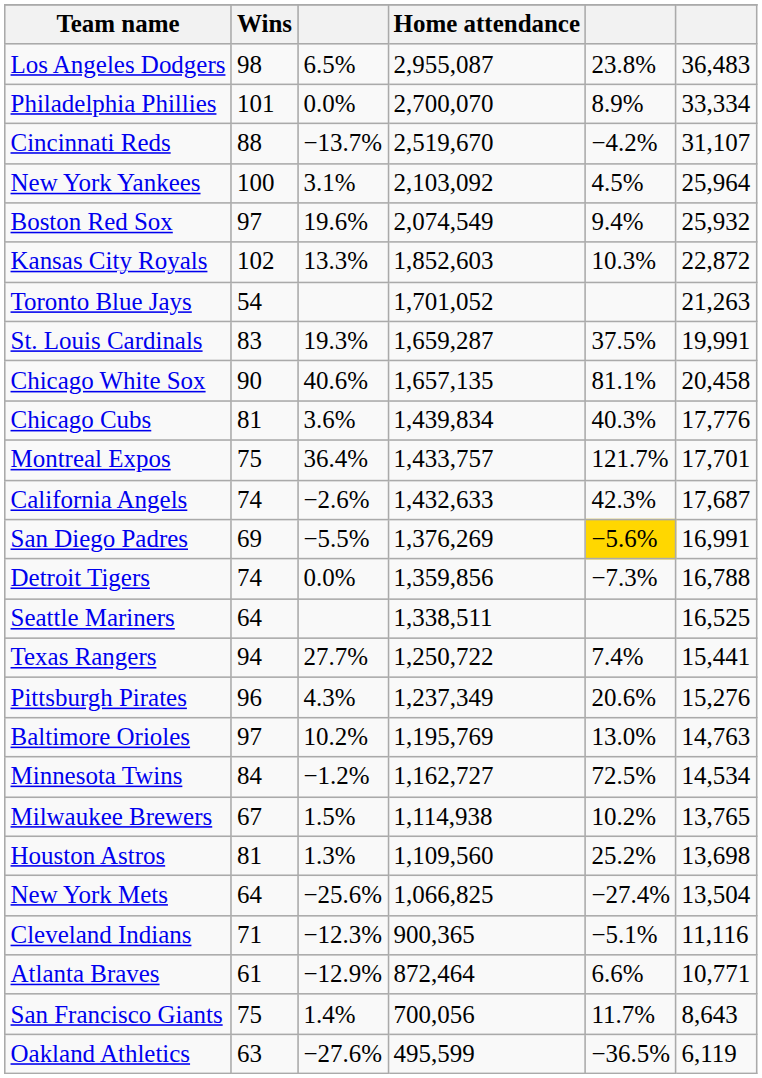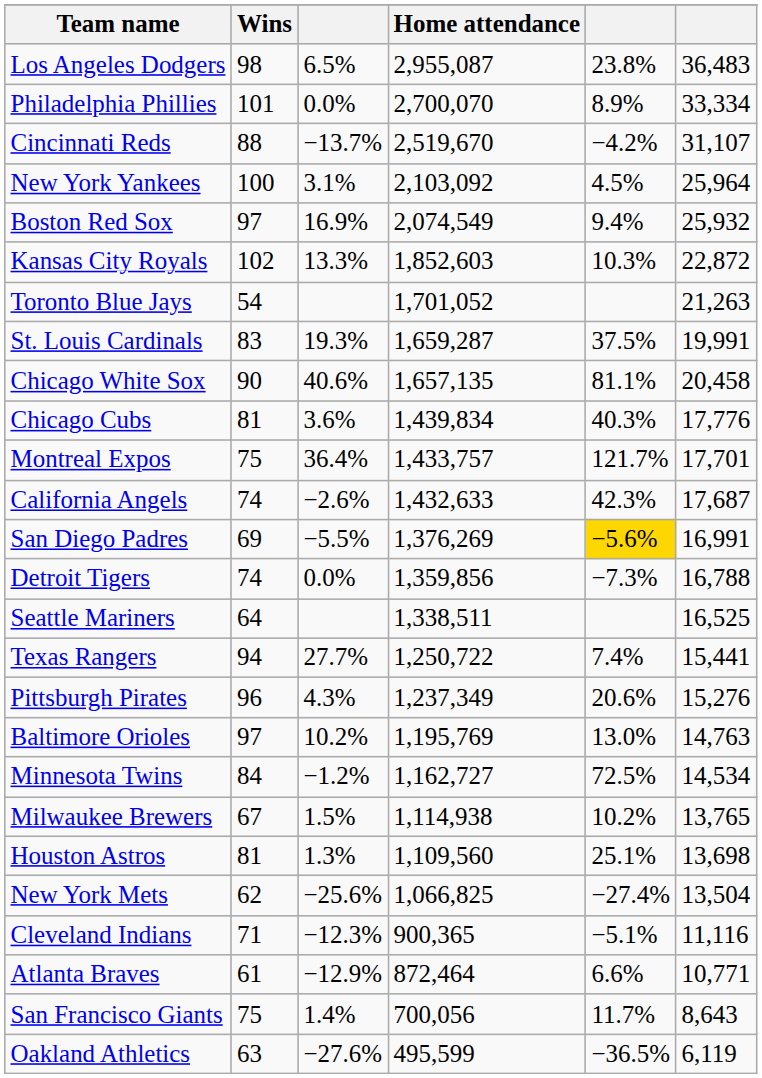(336, 222) 19.6% -> (336, 222) 16.9%
(624, 855) 25.2% -> (624, 855) 25.1%
(249, 895) 64 -> (249, 895) 62
